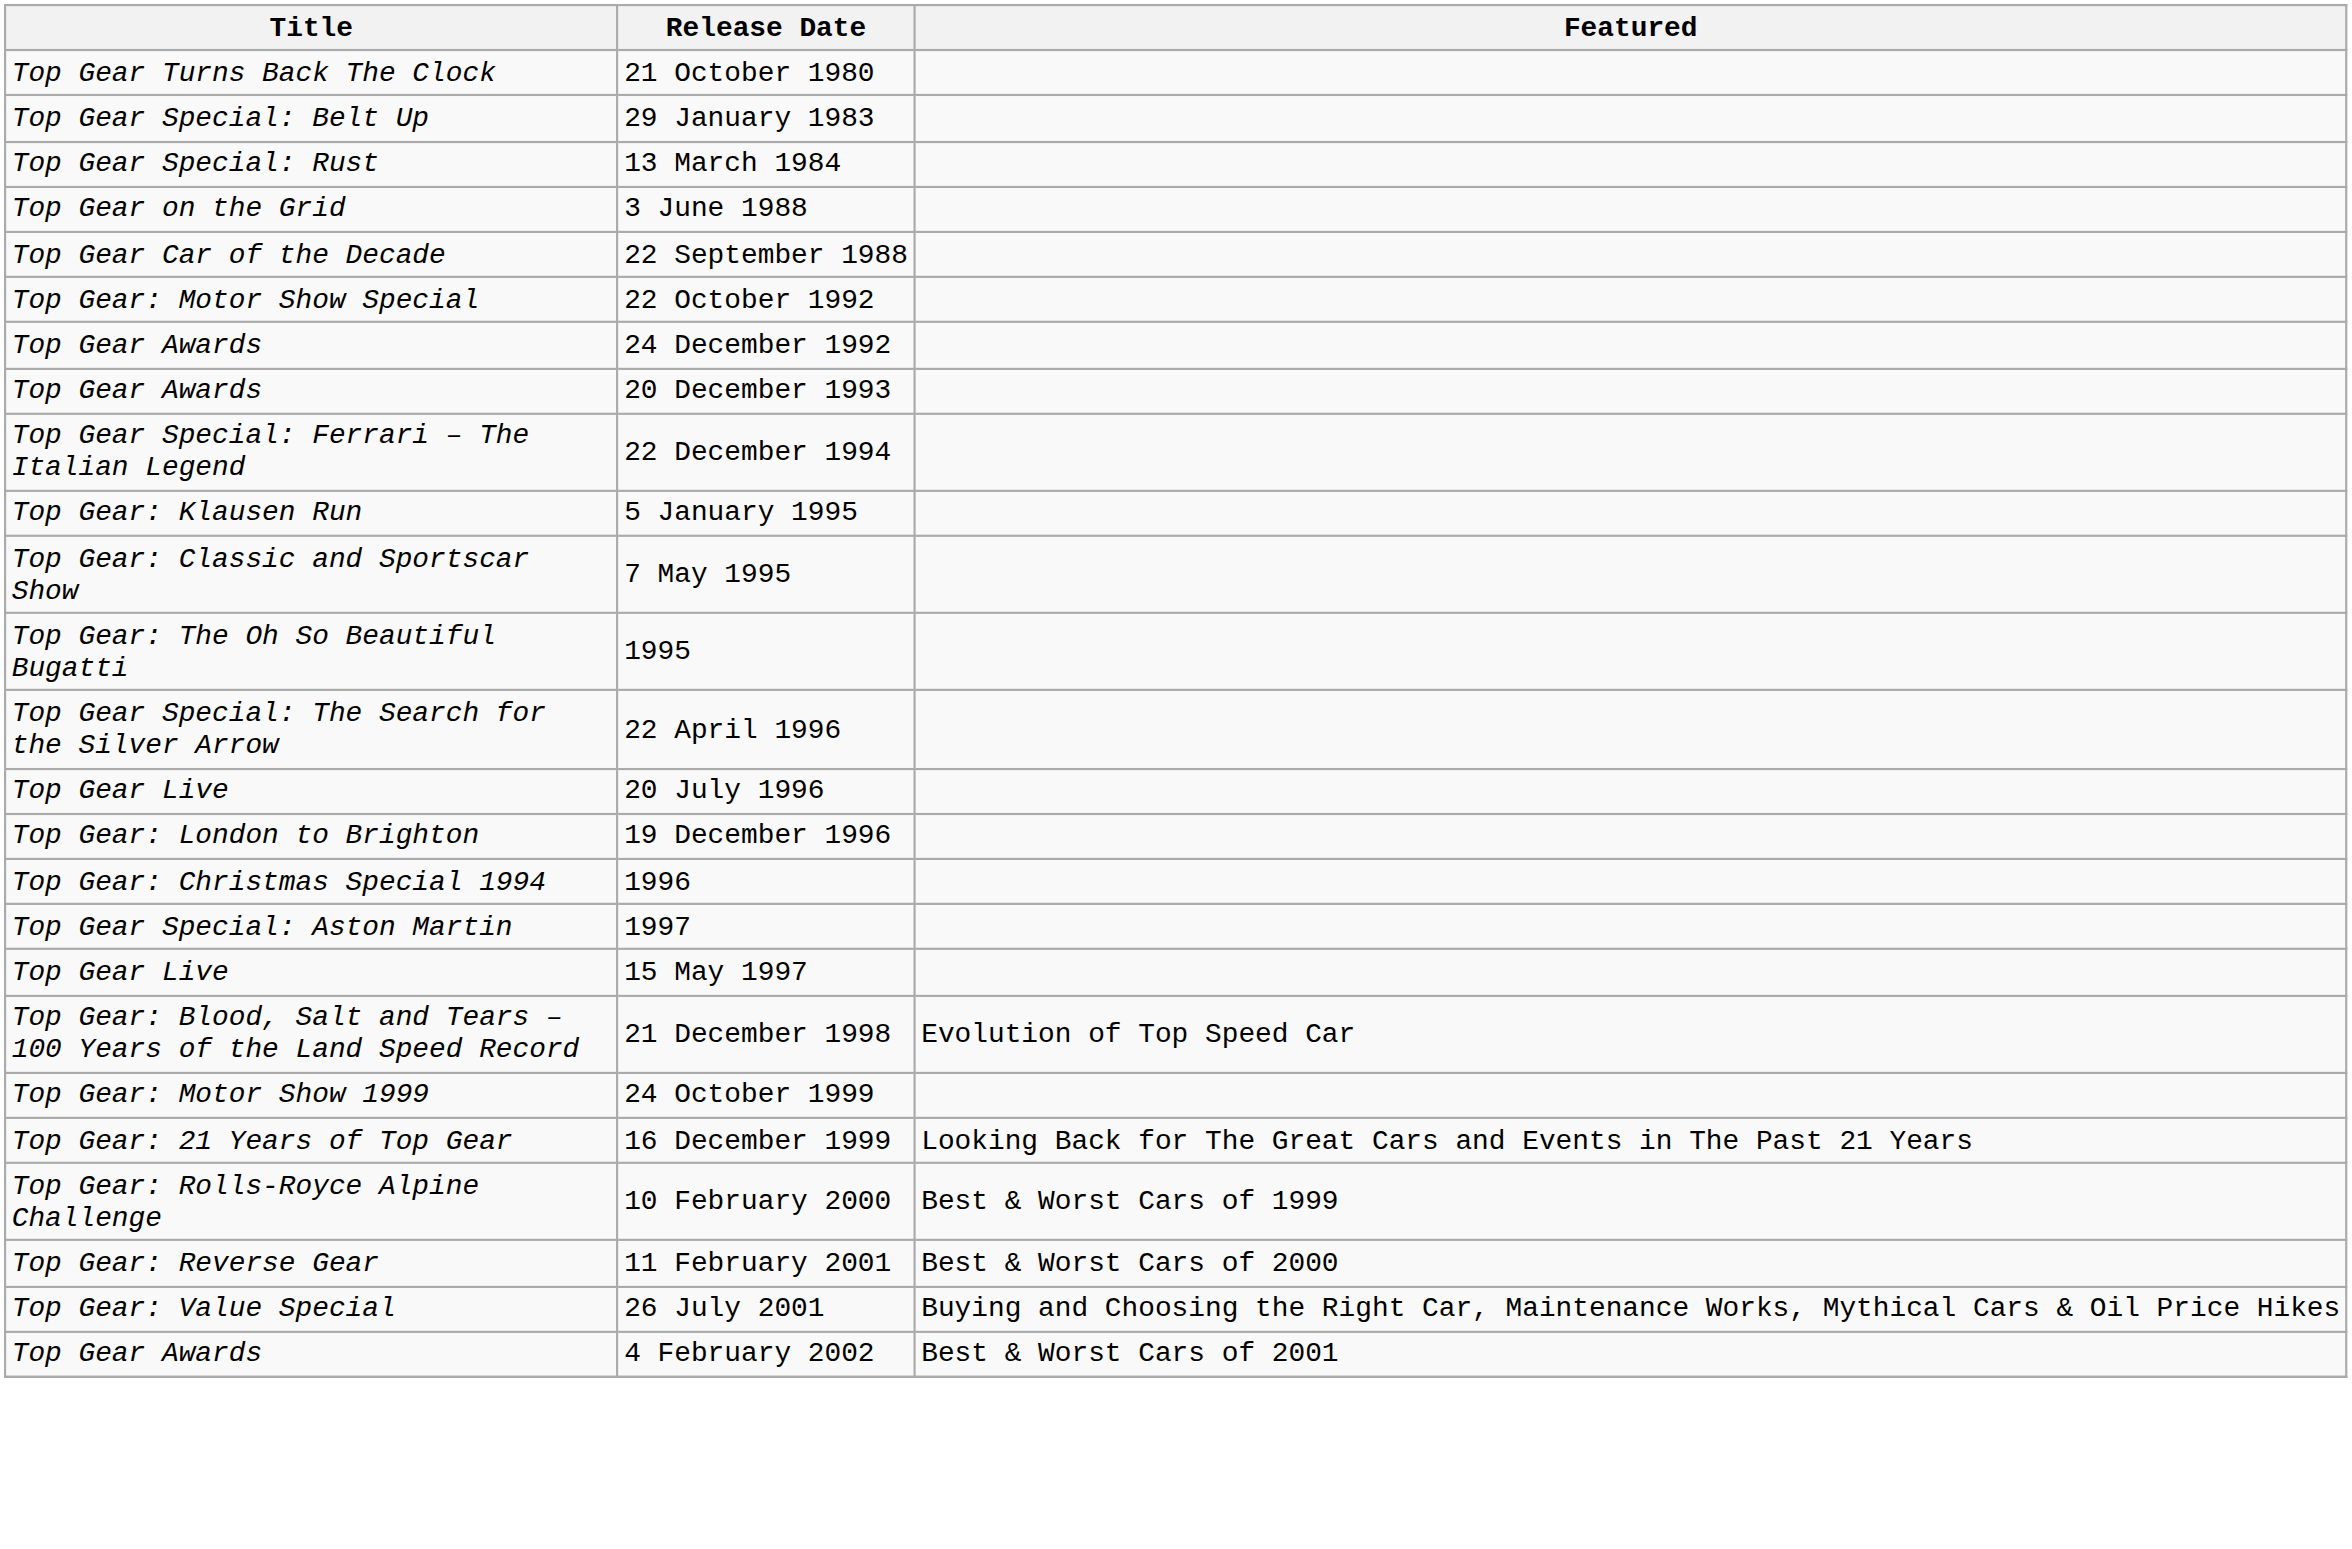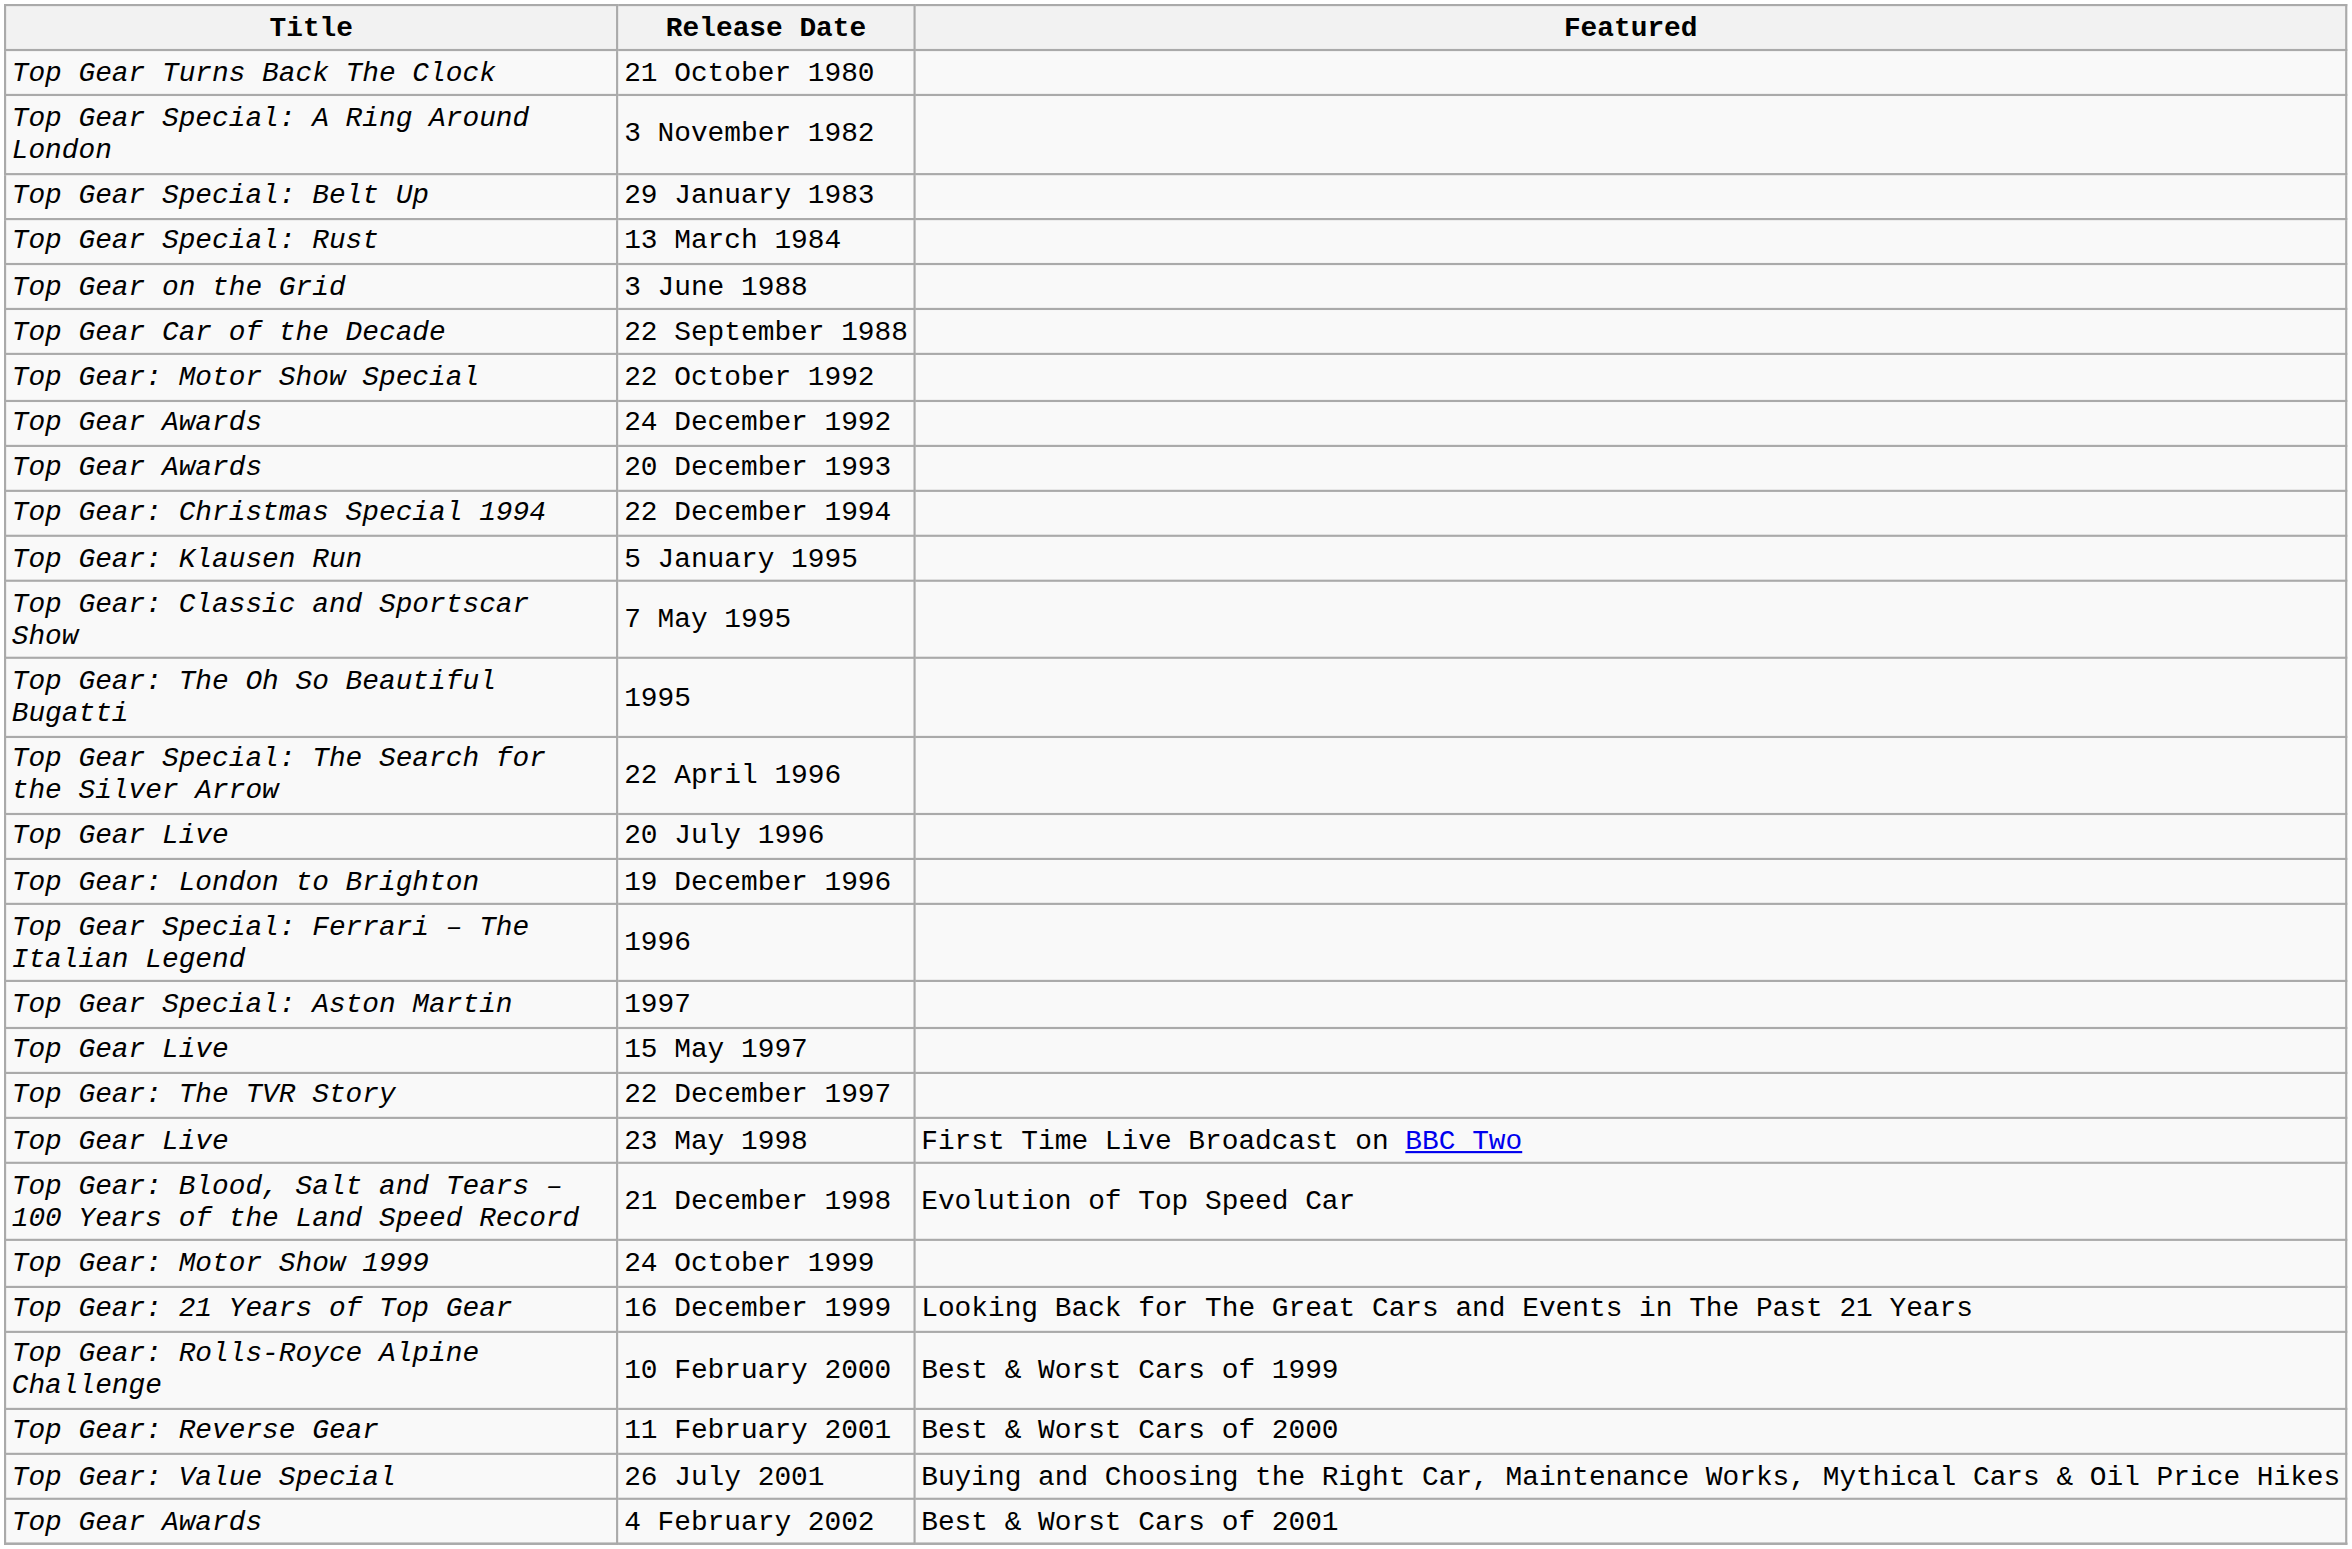+ row: (749, 134)
(270, 452) Top Gear Special: Ferrari – The Italian Legend -> (279, 513) Top Gear: Christmas Special 1994
(279, 882) Top Gear: Christmas Special 1994 -> (270, 943) Top Gear Special: Ferrari – The Italian Legend
+ row: (758, 1095)
+ row: (716, 1140)
